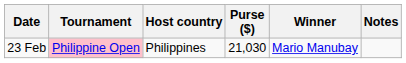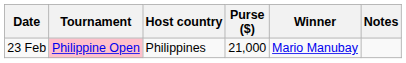(247, 48) 21,030 -> (247, 48) 21,000
